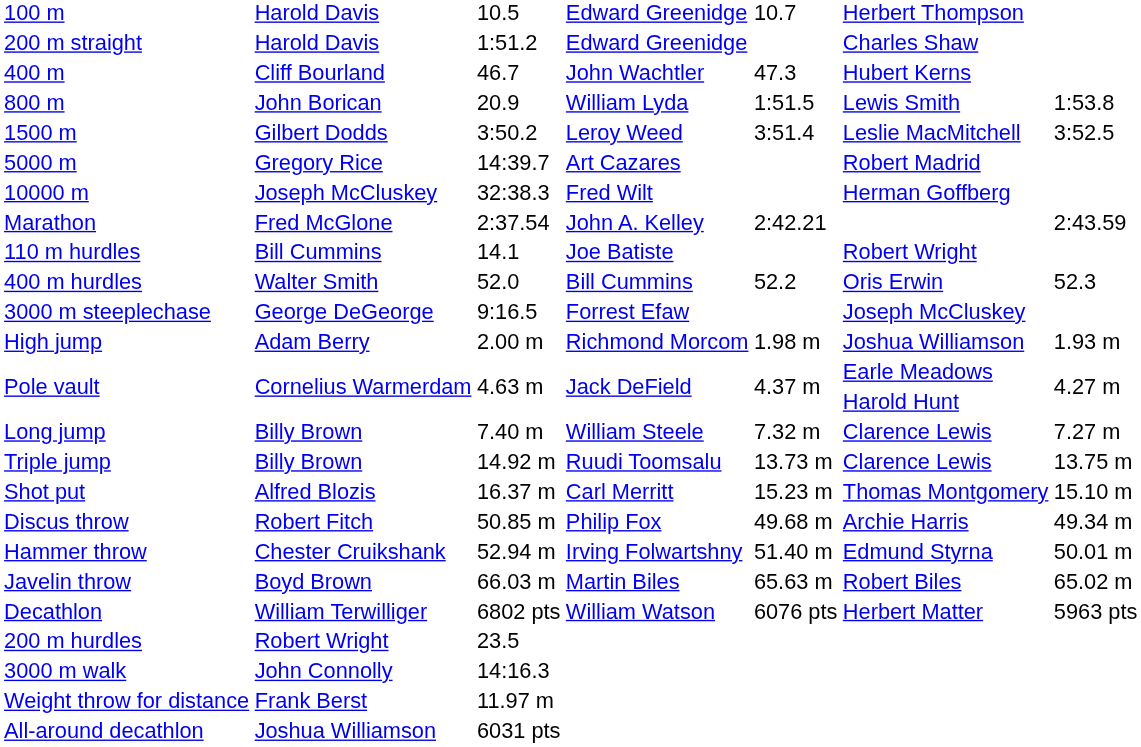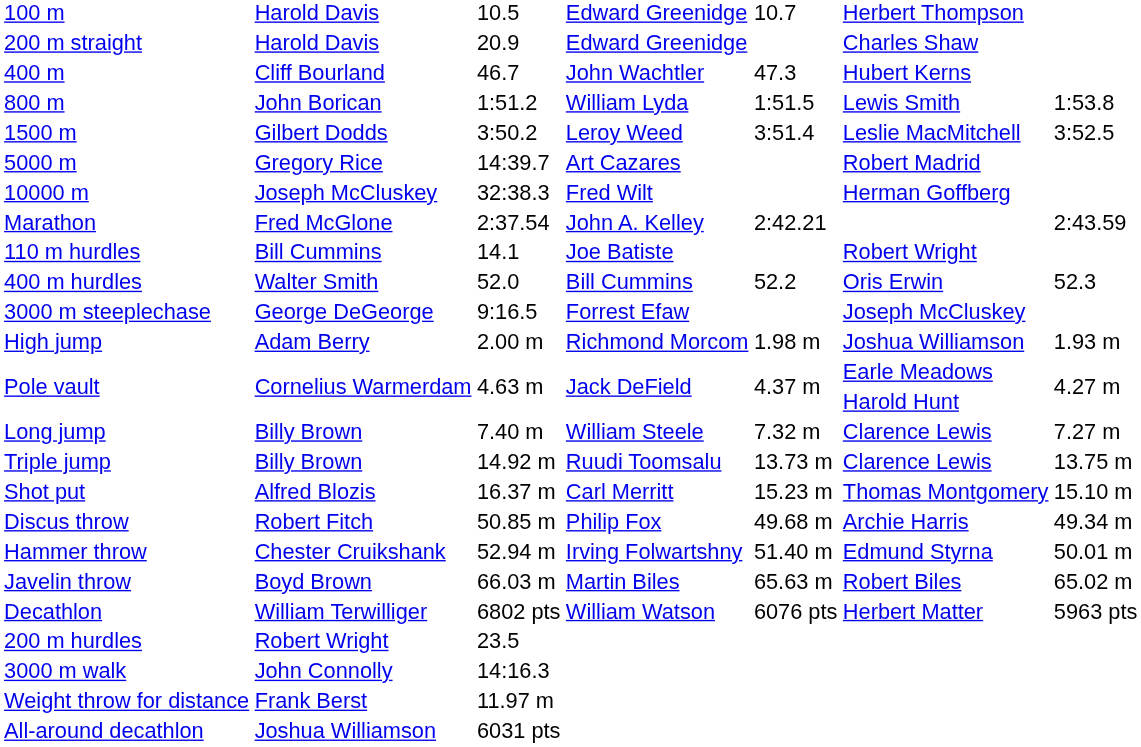(507, 43) 1:51.2 -> (498, 43) 20.9
(498, 102) 20.9 -> (507, 102) 1:51.2
